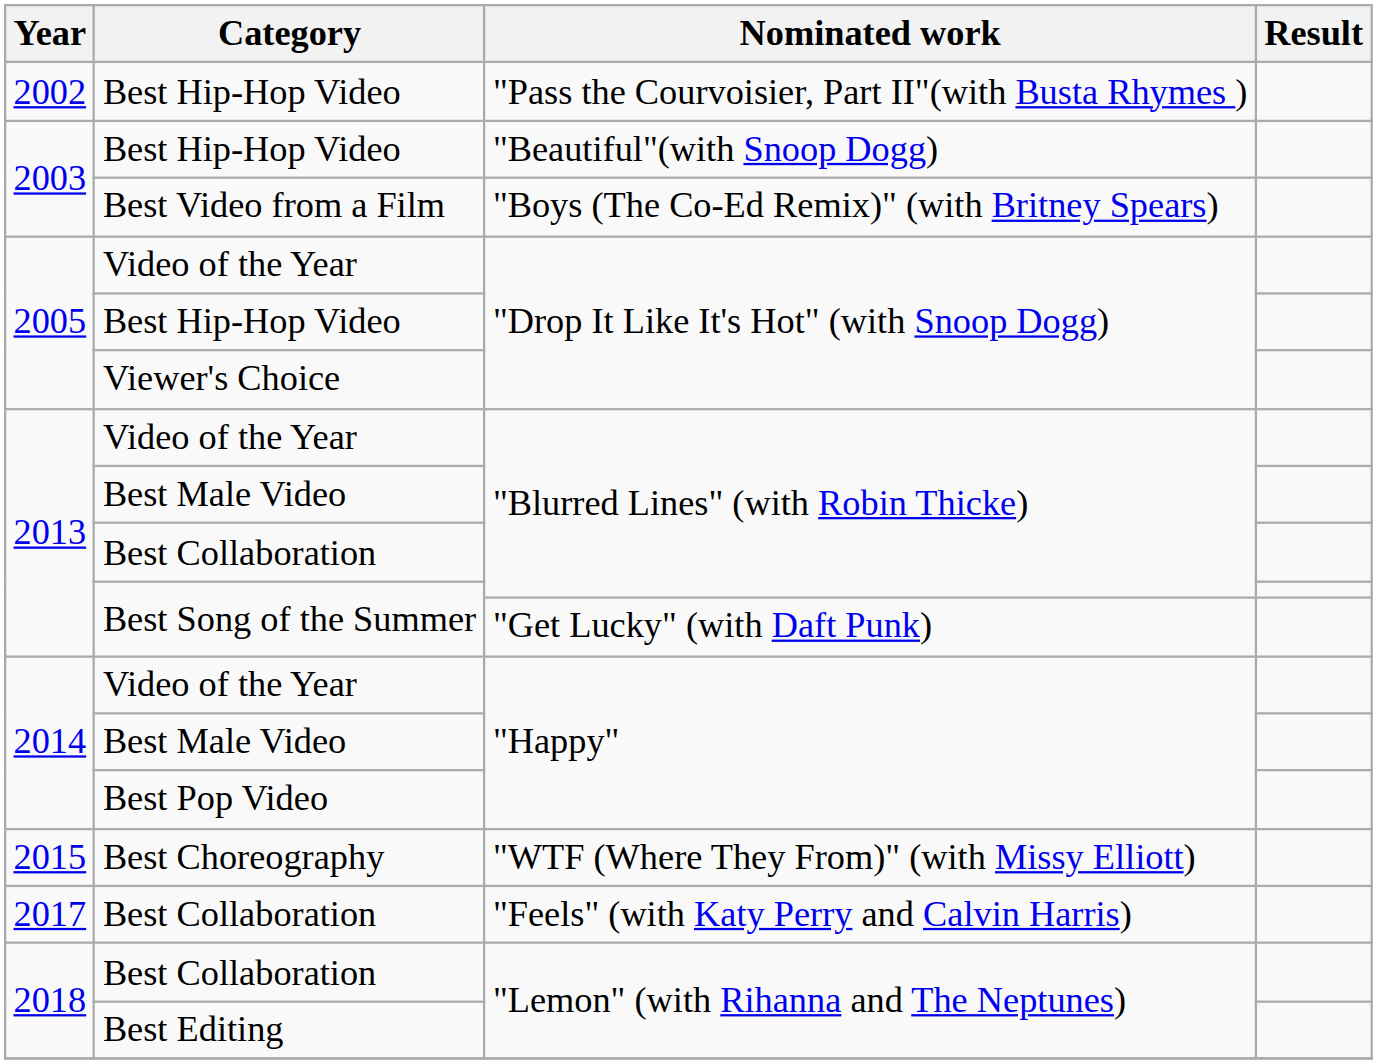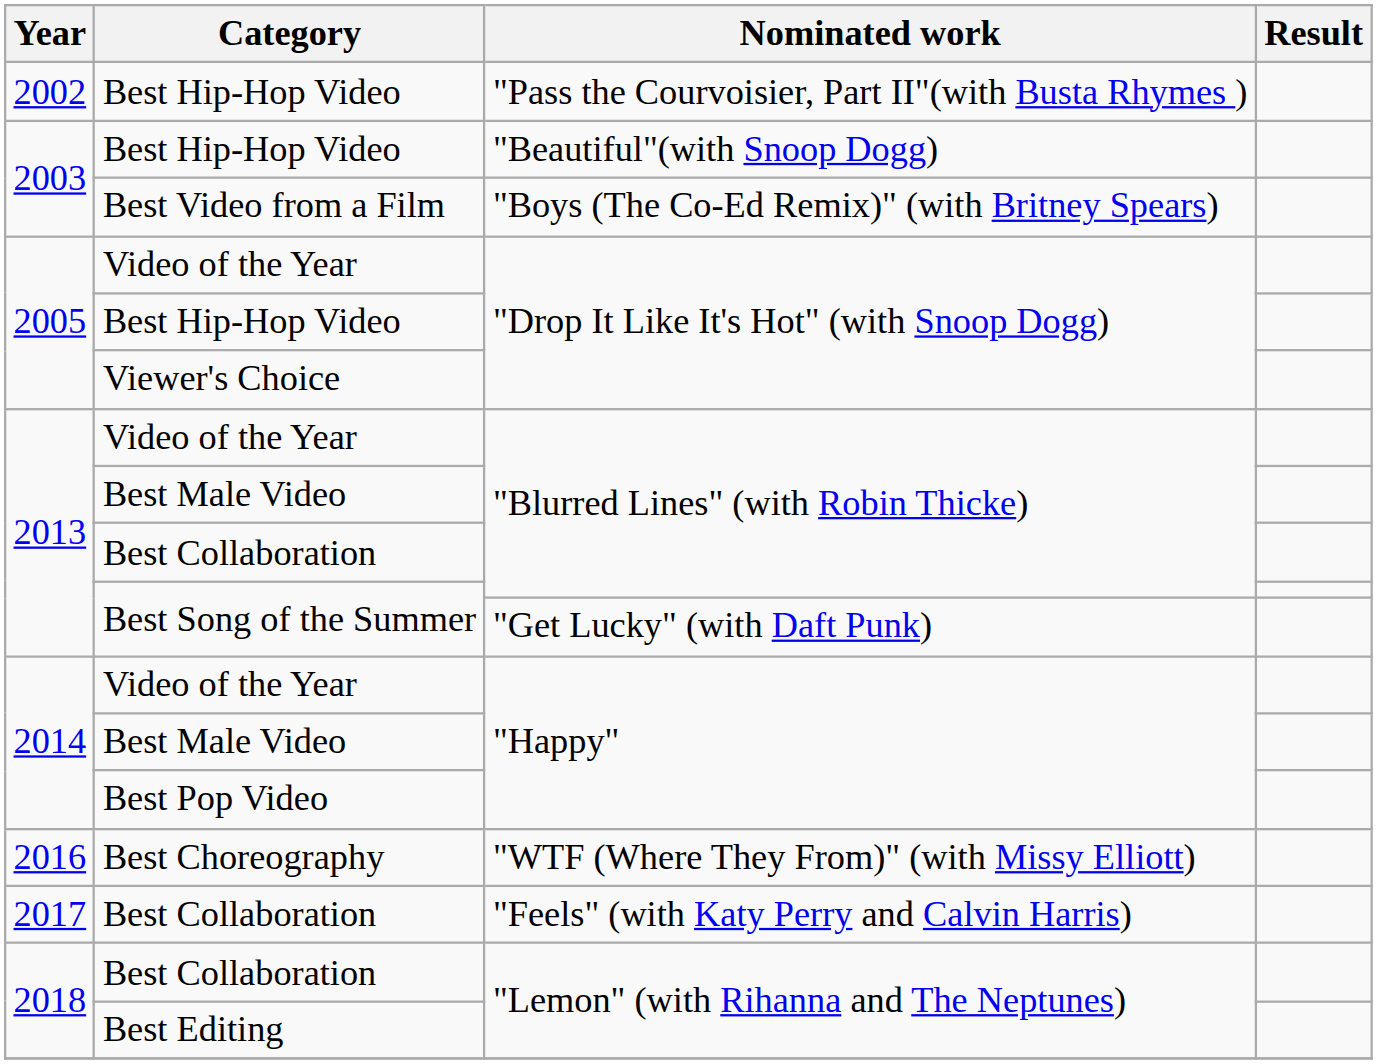(50, 856) 2015 -> (50, 856) 2016
